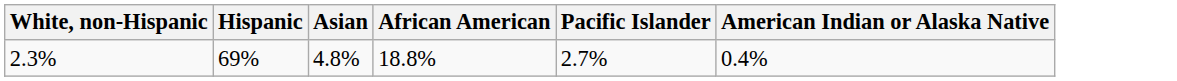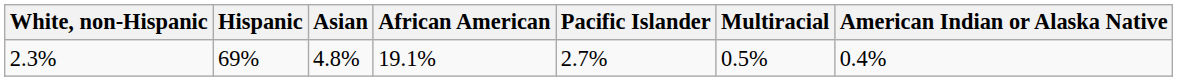+ column: (775, 22)
(407, 57) 18.8% -> (407, 57) 19.1%
